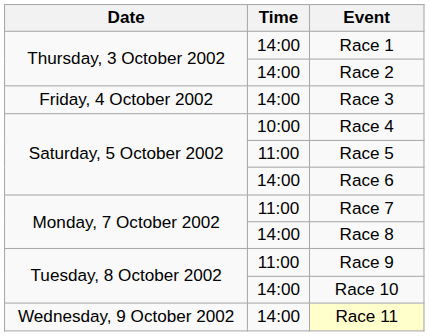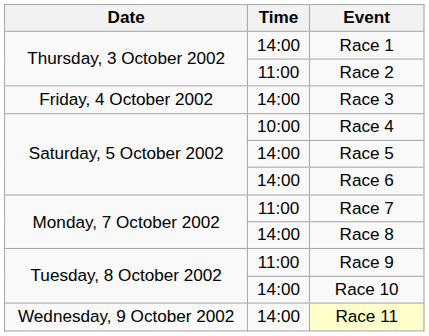(279, 72) 14:00 -> (279, 72) 11:00
(279, 153) 11:00 -> (279, 153) 14:00
